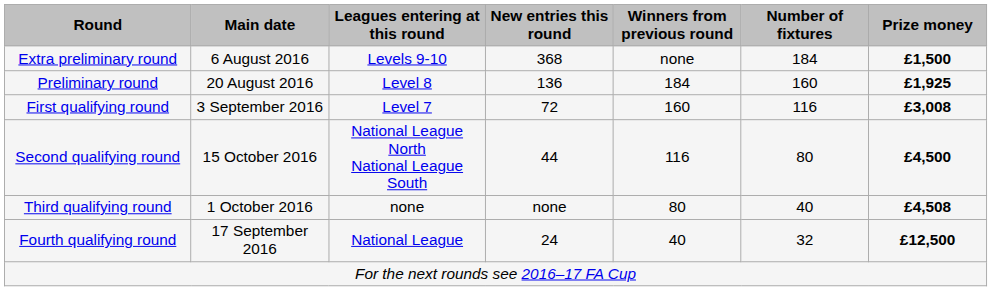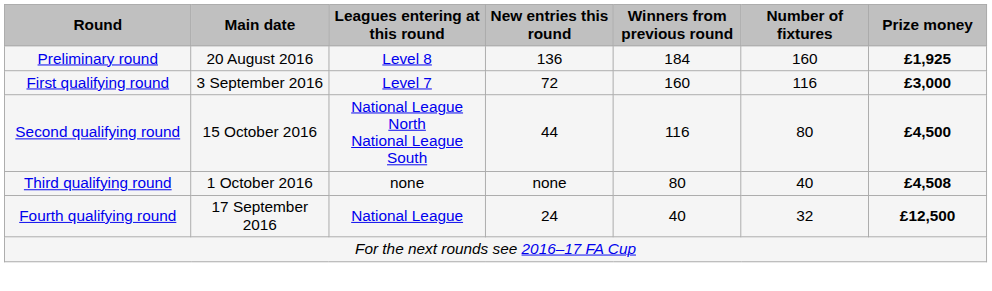- row: (98, 58)
(928, 107) £3,008 -> (928, 82) £3,000
